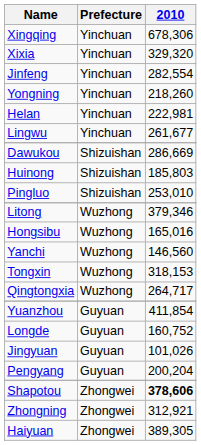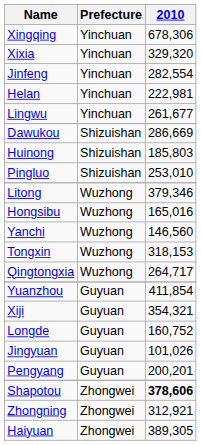- row: (33, 94)
+ row: (16, 312)
(171, 371) 200,204 -> (171, 371) 200,201
